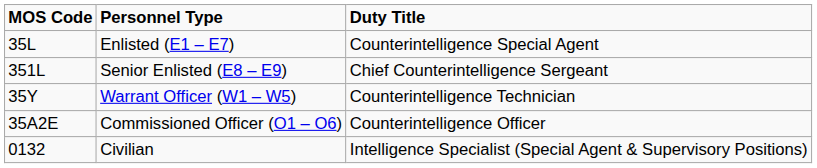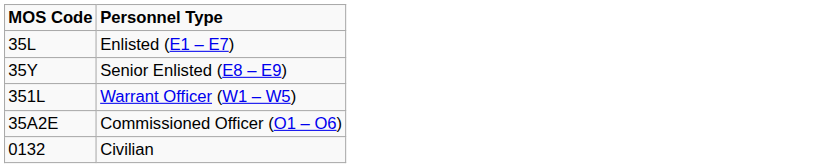- column: (388, 17)
(27, 70) 351L -> (23, 70) 35Y
(23, 96) 35Y -> (27, 96) 351L
